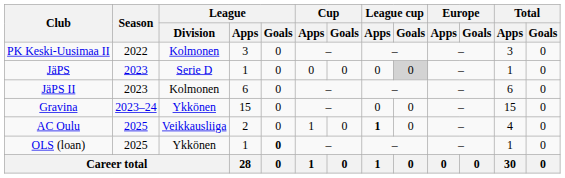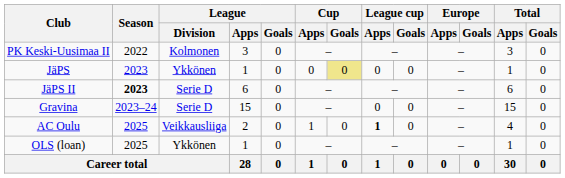(194, 70) Serie D -> (194, 70) Ykkönen
(344, 70) no background -> (344, 70) khaki background
(411, 70) lightgrey background -> (411, 70) no background
(136, 88) normal -> (136, 88) bold
(194, 88) Kolmonen -> (194, 88) Serie D
(194, 107) Ykkönen -> (194, 107) Serie D
(278, 145) bold -> (278, 145) normal
